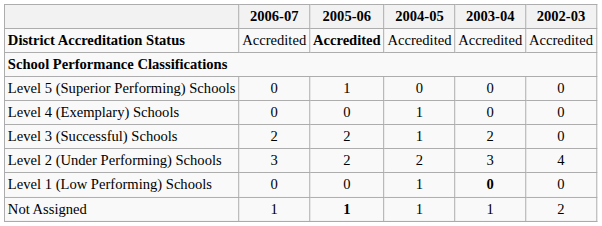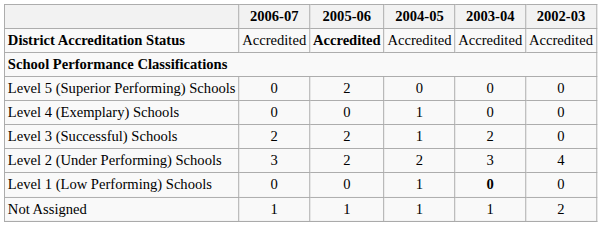(347, 88) 1 -> (347, 88) 2
(347, 209) bold -> (347, 209) normal
